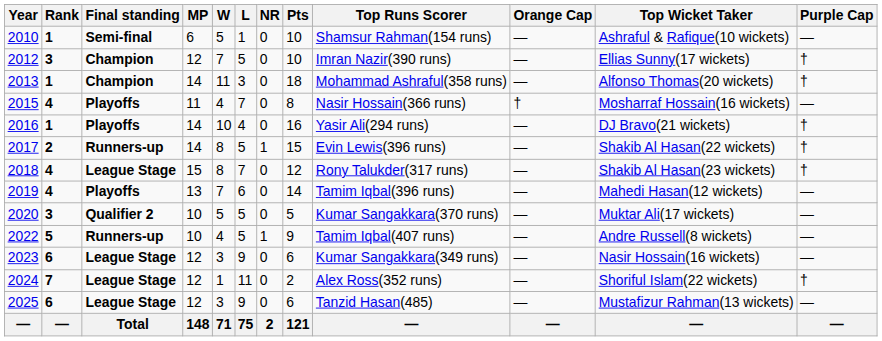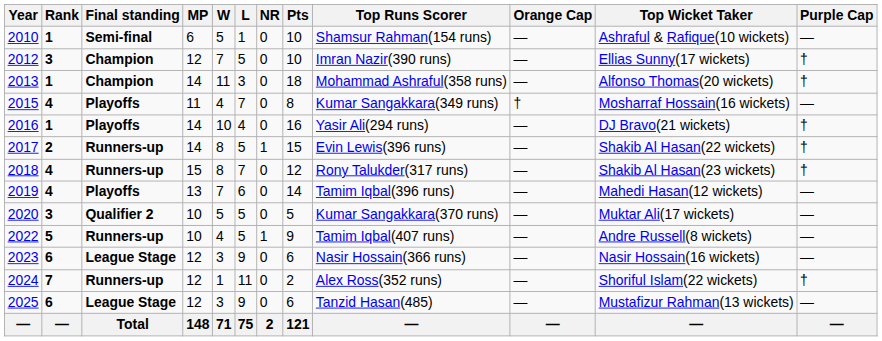(391, 103) Nasir Hossain(366 runs) -> (407, 103) Kumar Sangakkara(349 runs)
(131, 170) League Stage -> (125, 170) Runners-up
(407, 258) Kumar Sangakkara(349 runs) -> (391, 258) Nasir Hossain(366 runs)
(131, 280) League Stage -> (125, 280) Runners-up
